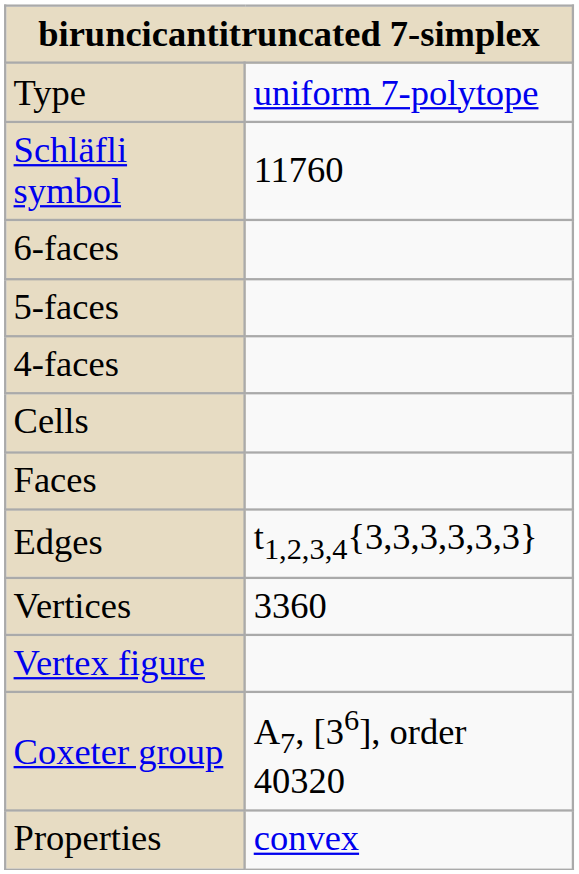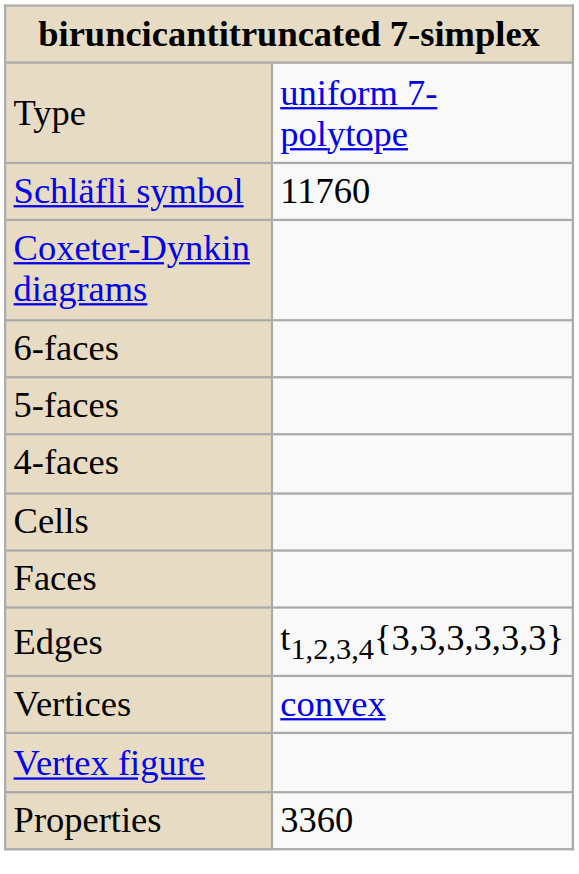+ row: (132, 269)
(290, 605) 3360 -> (333, 704) convex
- row: (118, 751)
(306, 839) convex -> (317, 819) 3360
